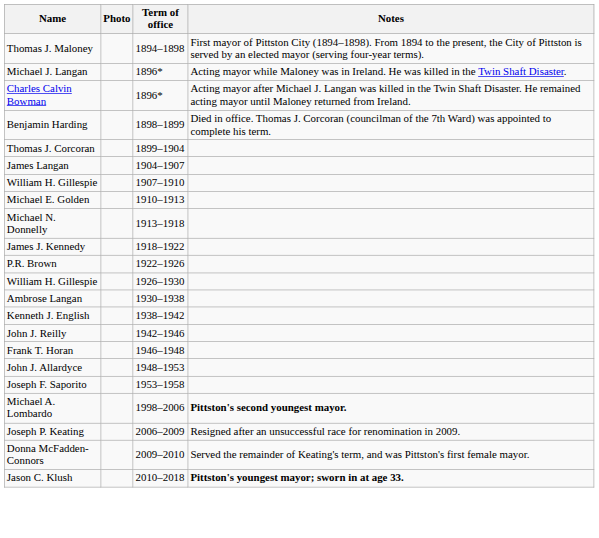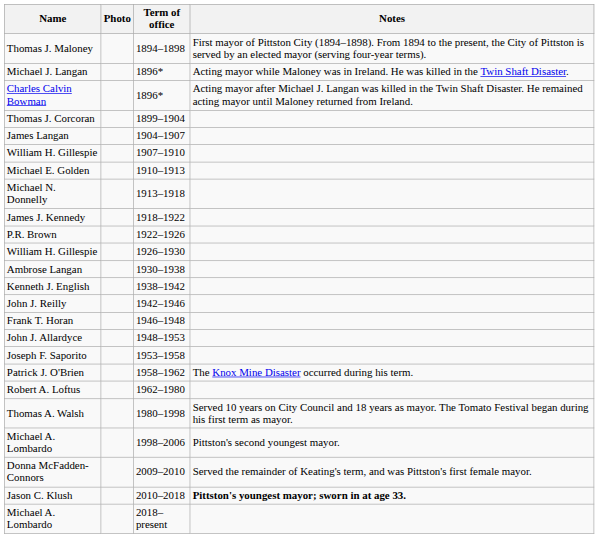- row: (47, 124)
+ row: (45, 372)
+ row: (44, 389)
+ row: (45, 413)
(268, 408) bold -> (266, 442) normal
- row: (45, 431)
+ row: (31, 519)
